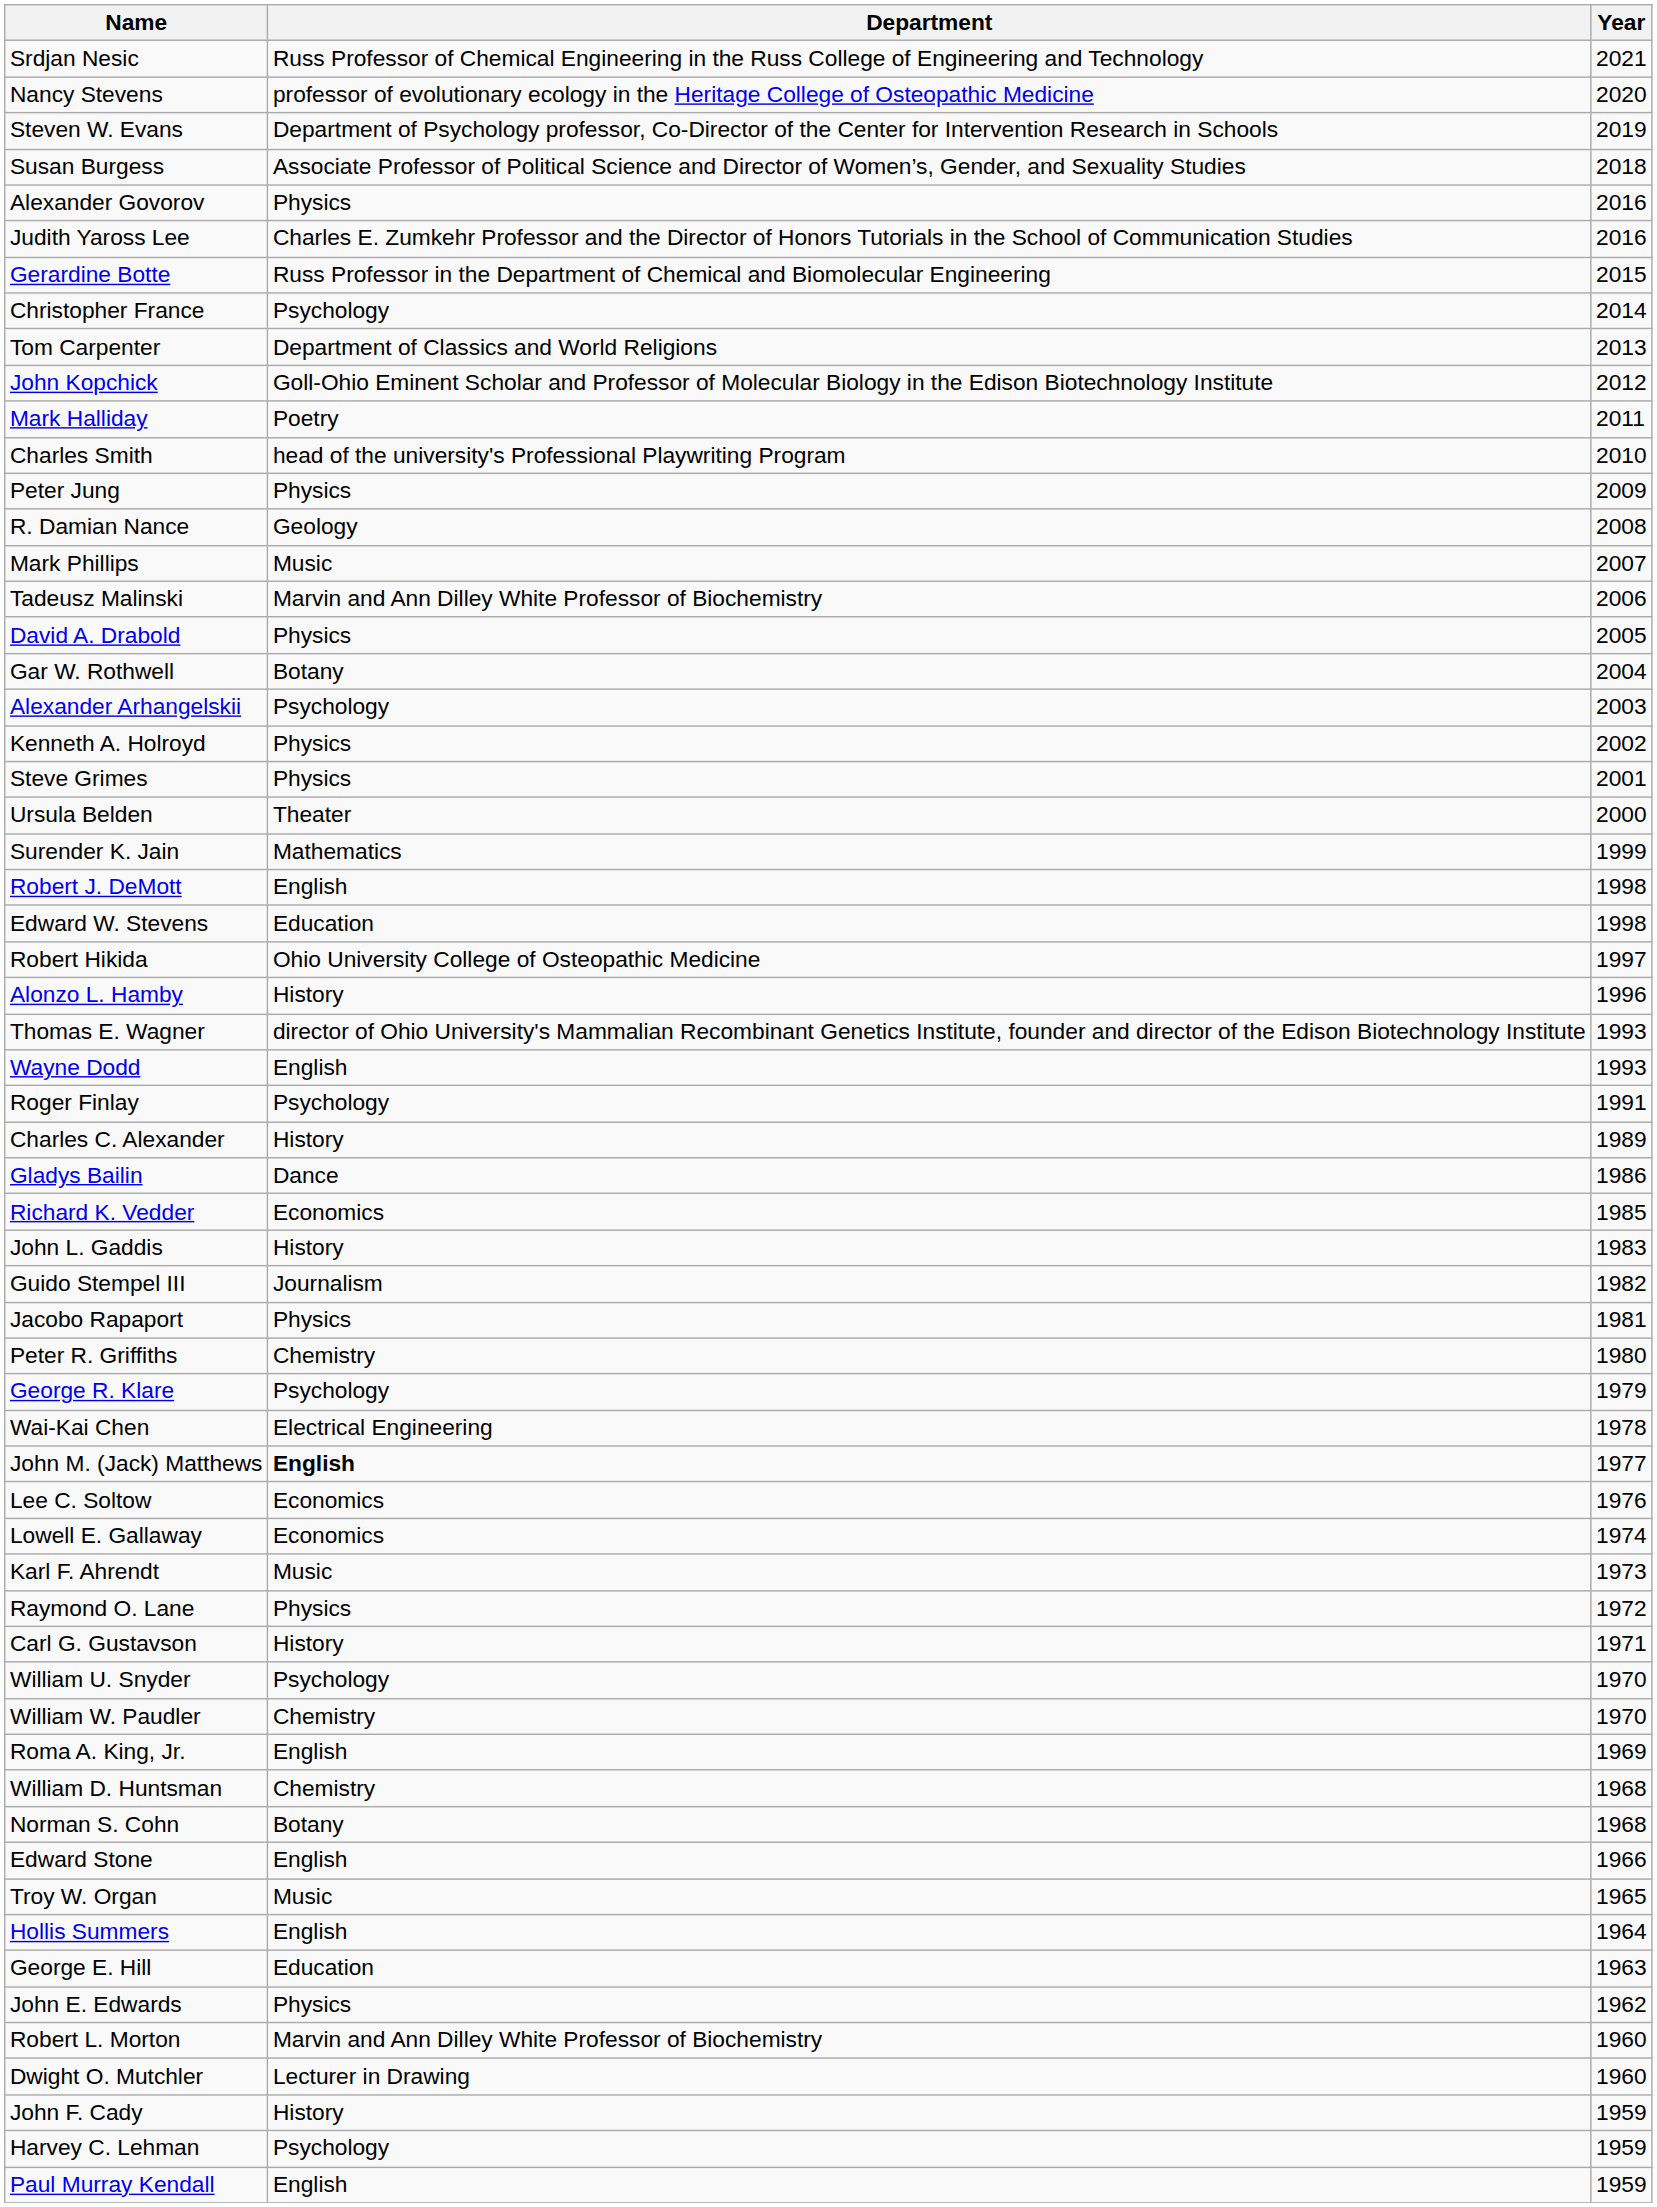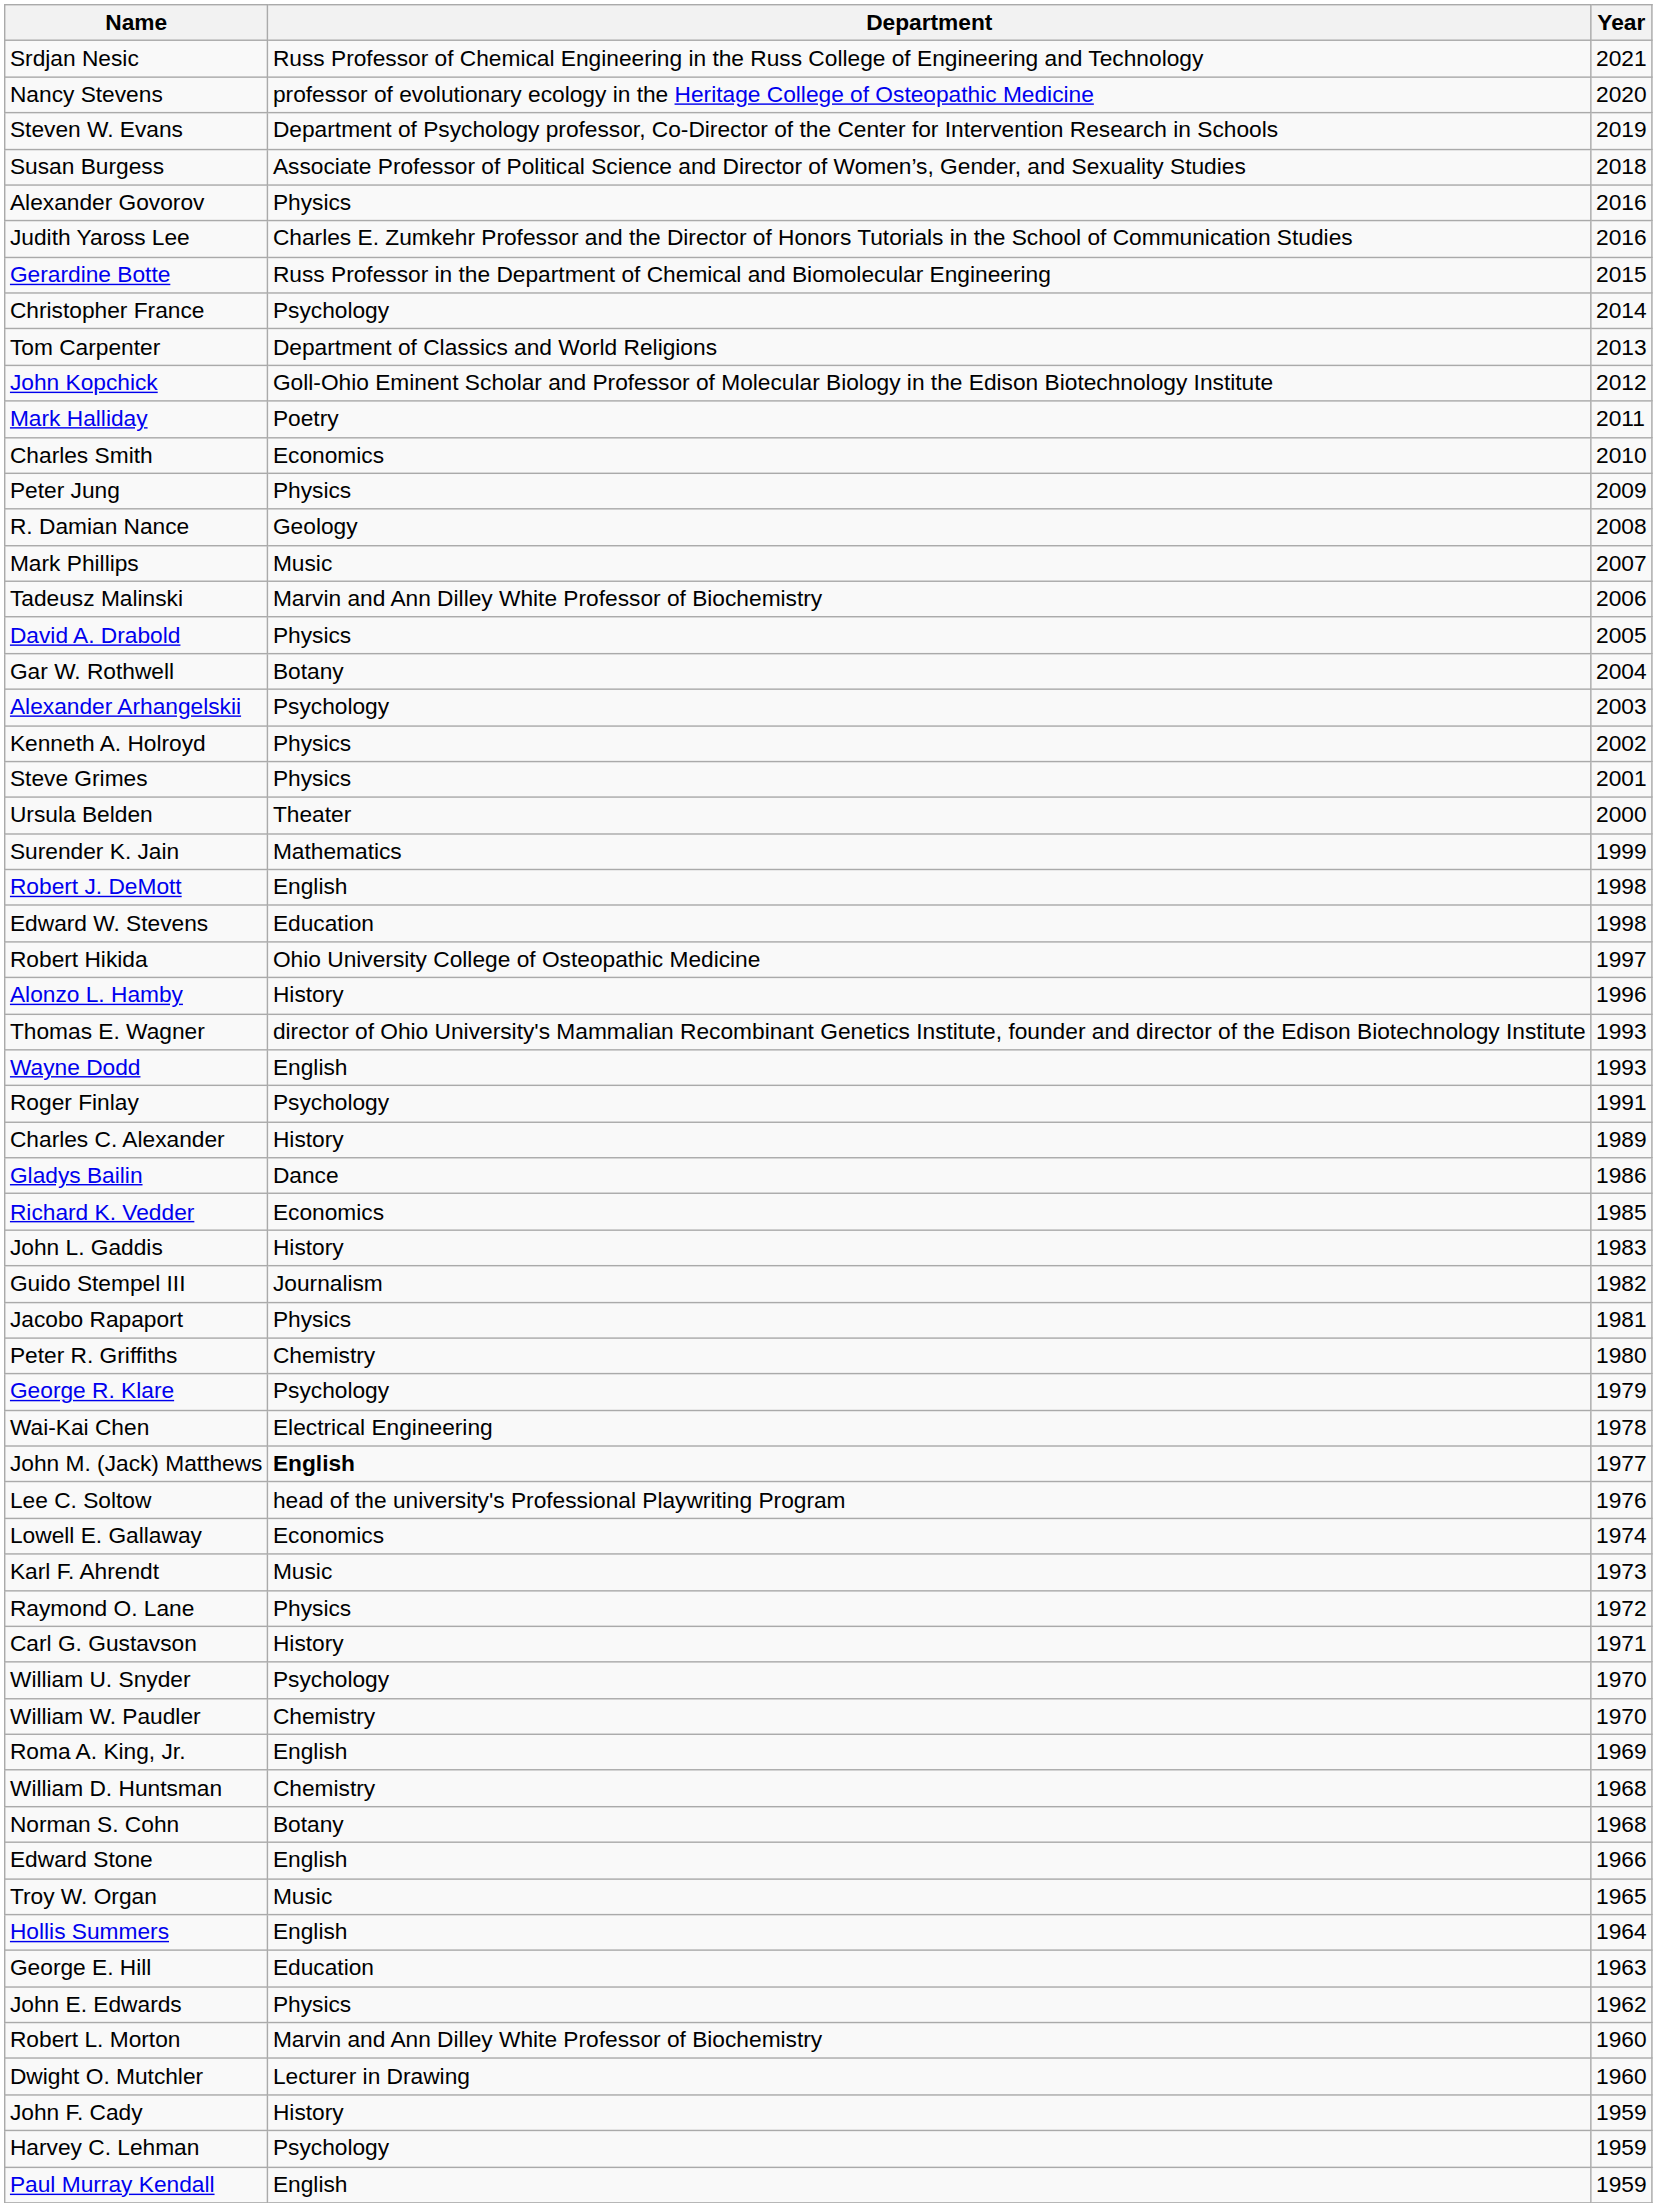(559, 454) head of the university's Professional Playwriting Program -> (328, 454) Economics
(328, 1499) Economics -> (559, 1499) head of the university's Professional Playwriting Program
